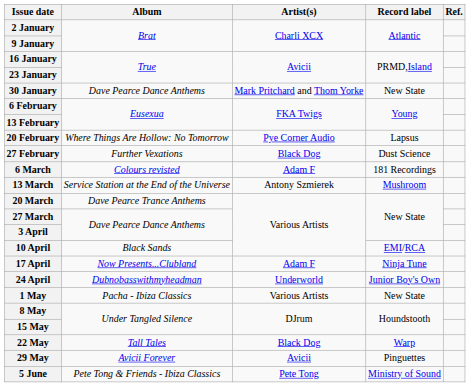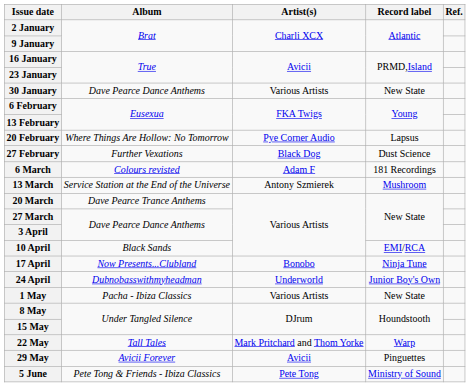(299, 91) Mark Pritchard and Thom Yorke -> (299, 91) Various Artists
(299, 264) Adam F -> (299, 264) Bonobo
(299, 342) Black Dog -> (299, 342) Mark Pritchard and Thom Yorke
